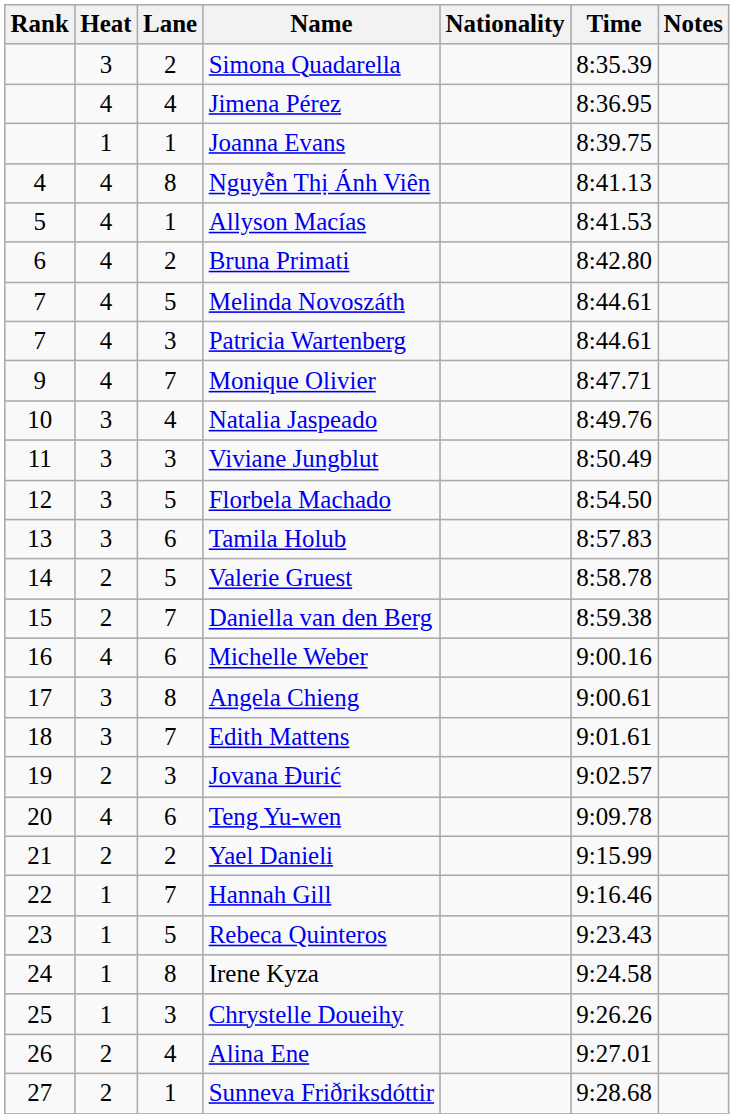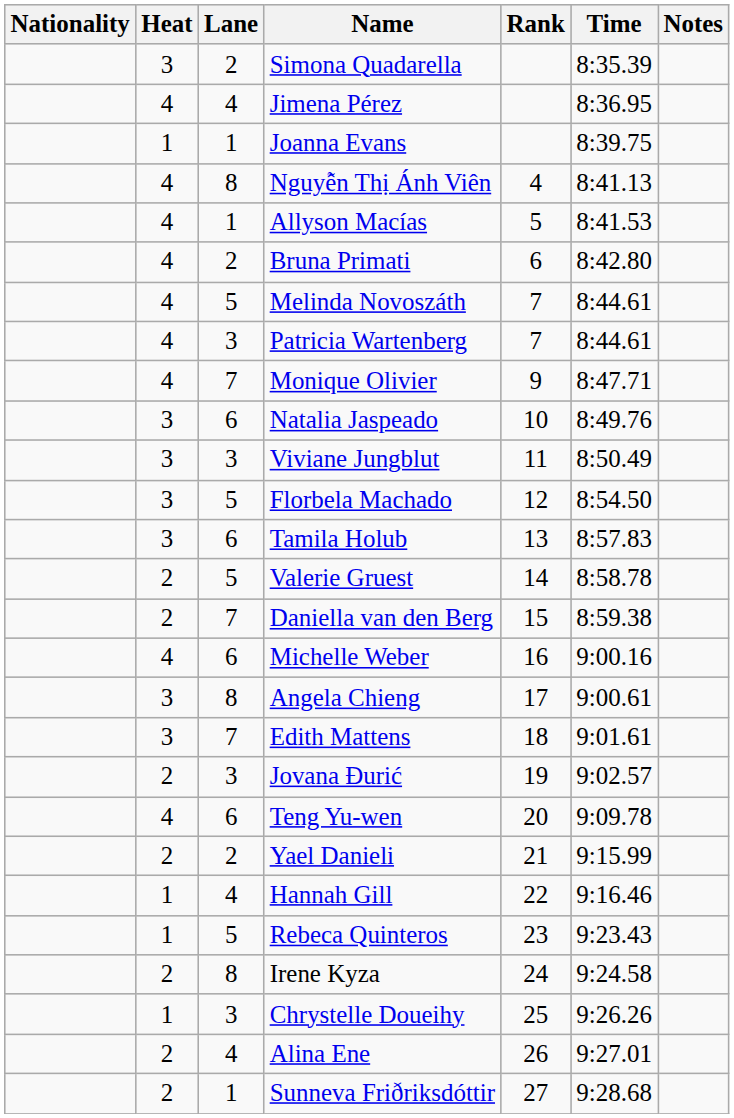columns swapped: (40, 24) <-> (505, 24)
(170, 420) 4 -> (231, 420) 6
(170, 895) 7 -> (231, 895) 4
(106, 974) 1 -> (167, 974) 2
